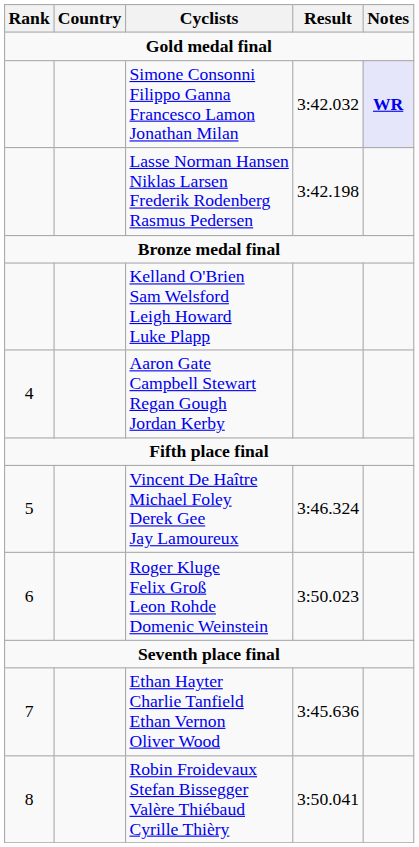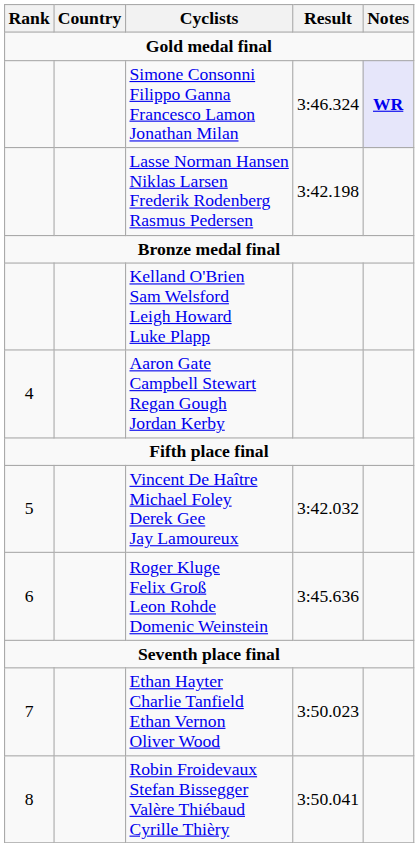(328, 103) 3:42.032 -> (328, 103) 3:46.324
(328, 509) 3:46.324 -> (328, 509) 3:42.032
(328, 596) 3:50.023 -> (328, 596) 3:45.636
(328, 711) 3:45.636 -> (328, 711) 3:50.023
